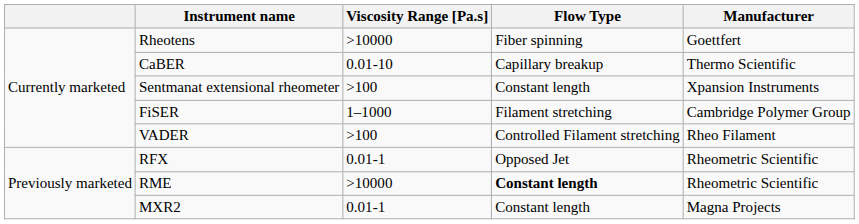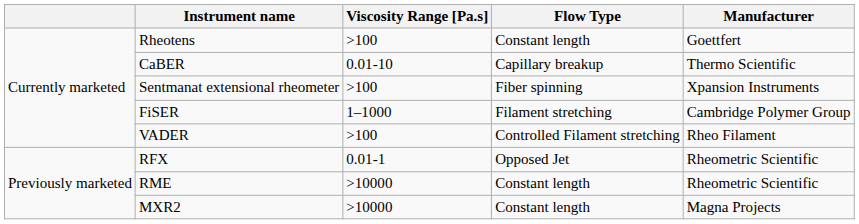(369, 40) >10000 -> (362, 40) >100
(539, 40) Fiber spinning -> (543, 40) Constant length
(543, 87) Constant length -> (539, 87) Fiber spinning
(546, 183) bold -> (543, 183) normal
(366, 207) 0.01-1 -> (369, 207) >10000
